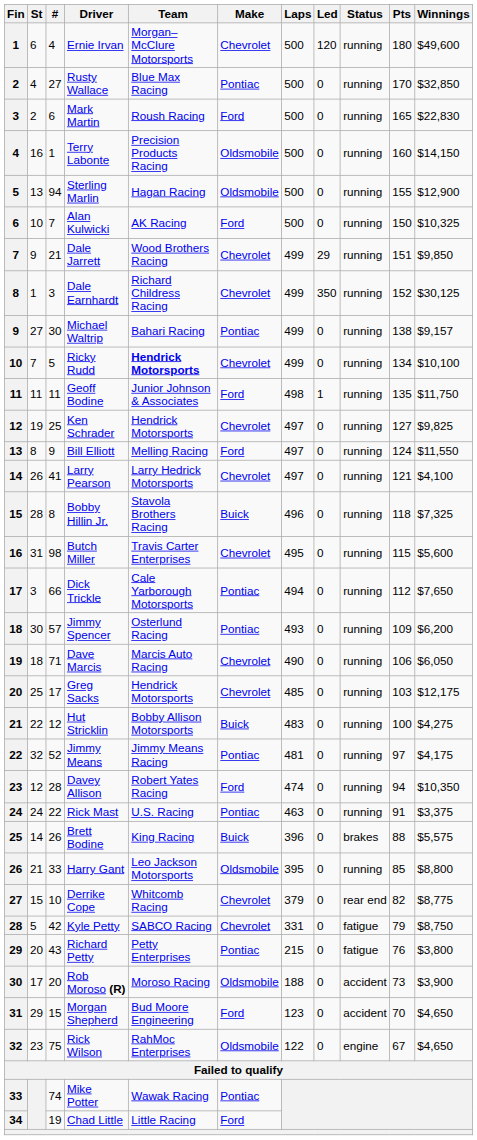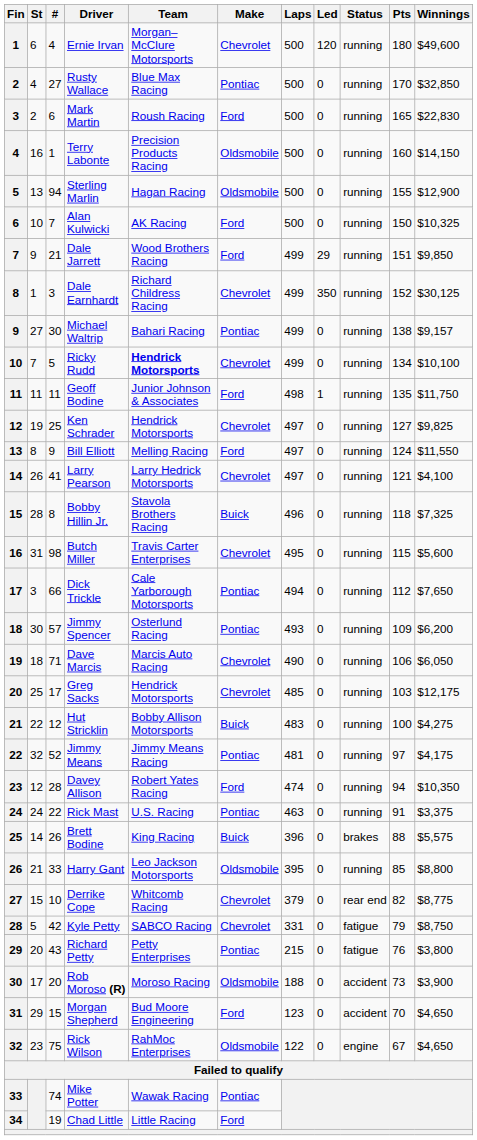(245, 255) Chevrolet -> (232, 255) Ford
